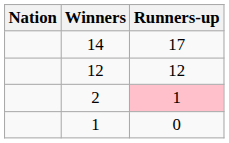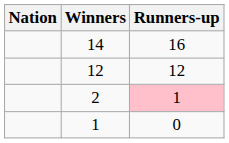(177, 44) 17 -> (177, 44) 16
